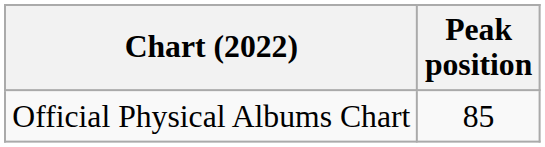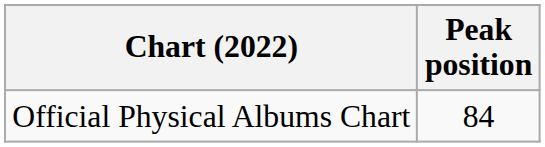(479, 115) 85 -> (479, 115) 84
